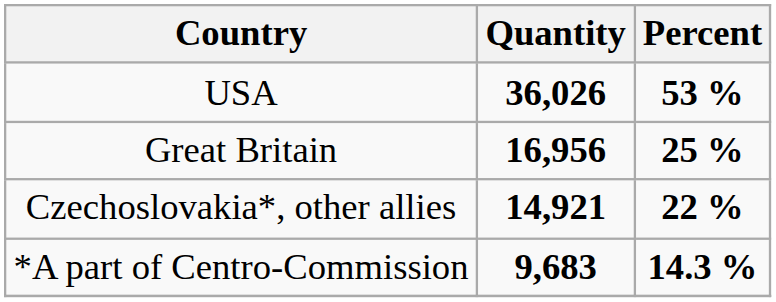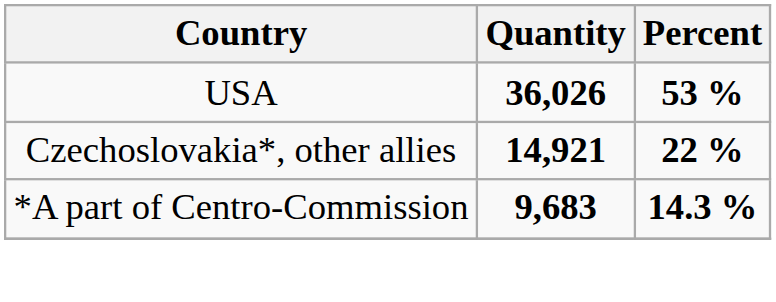- row: (241, 149)
